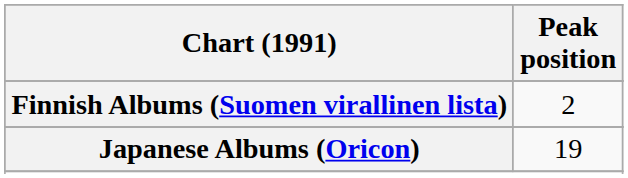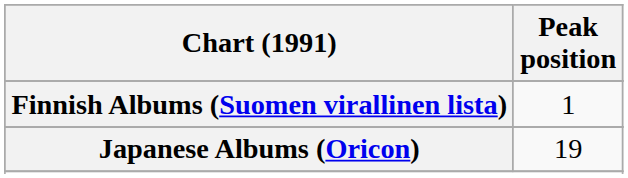(568, 103) 2 -> (568, 103) 1
